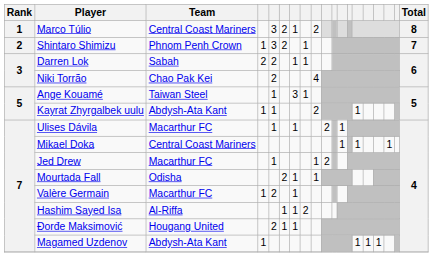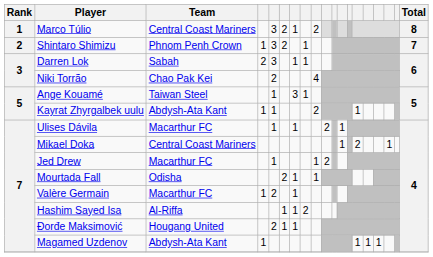(274, 62) 2 -> (274, 62) 3
(358, 144) 1 -> (358, 144) 2
